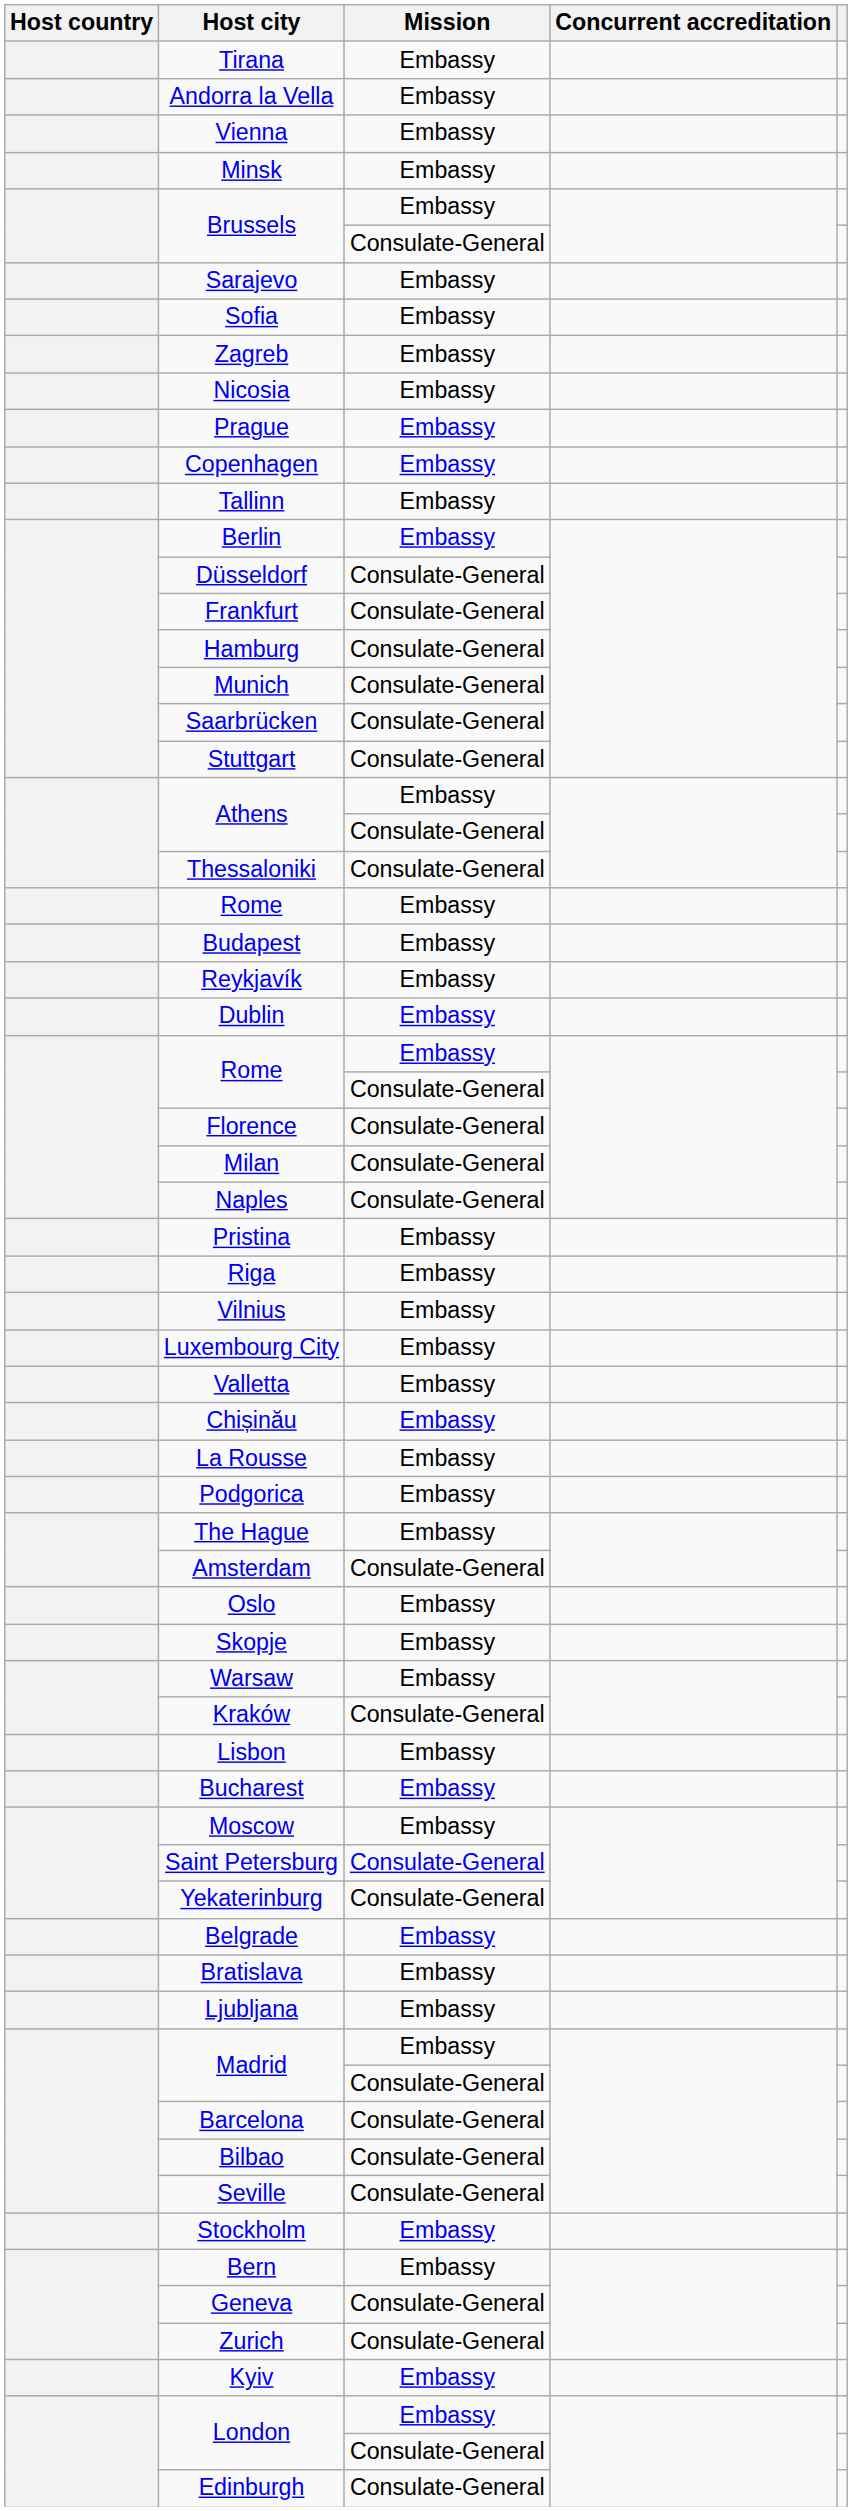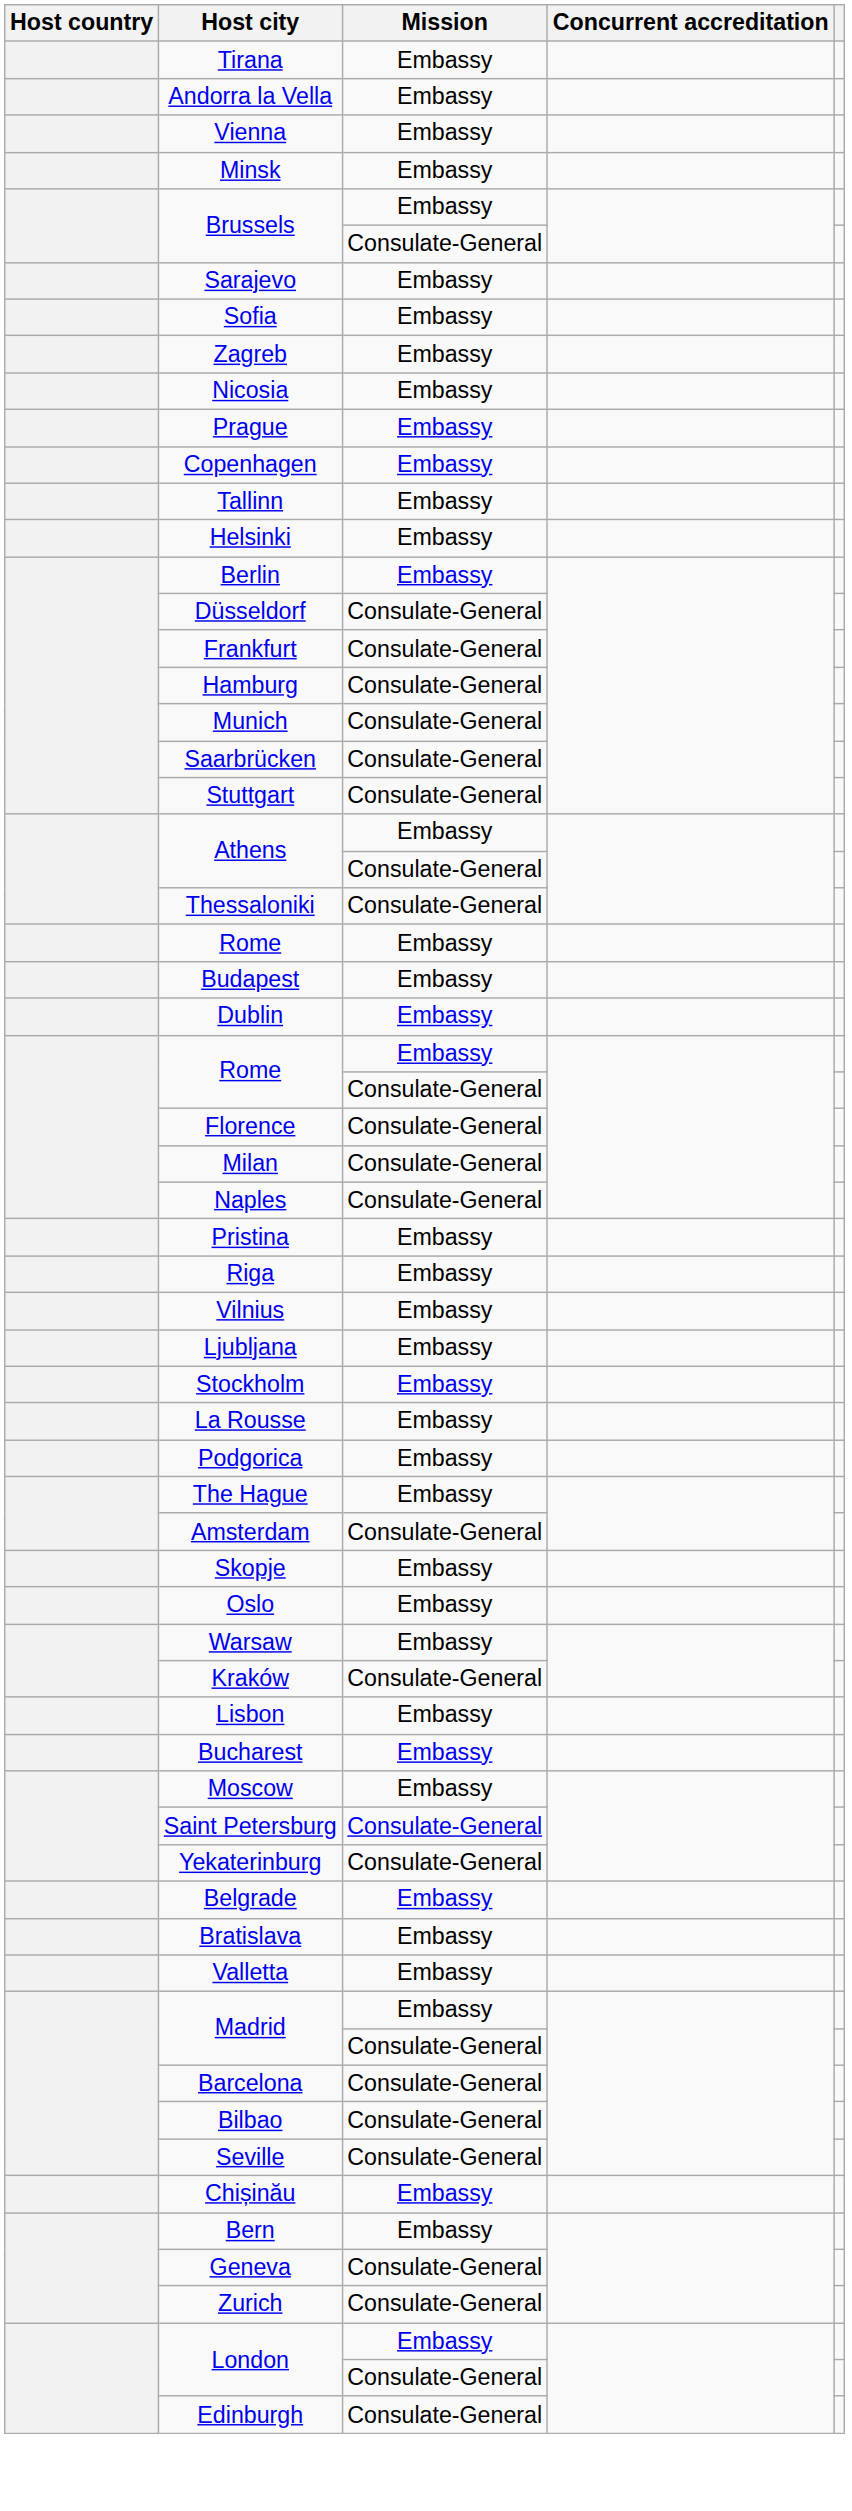+ row: (250, 538)
- row: (252, 979)
- row: (252, 1347)
rows swapped: (252, 1384) <-> (252, 2009)
rows swapped: (252, 1421) <-> (252, 2230)
rows swapped: (252, 1641) <-> (252, 1605)
- row: (252, 2377)
